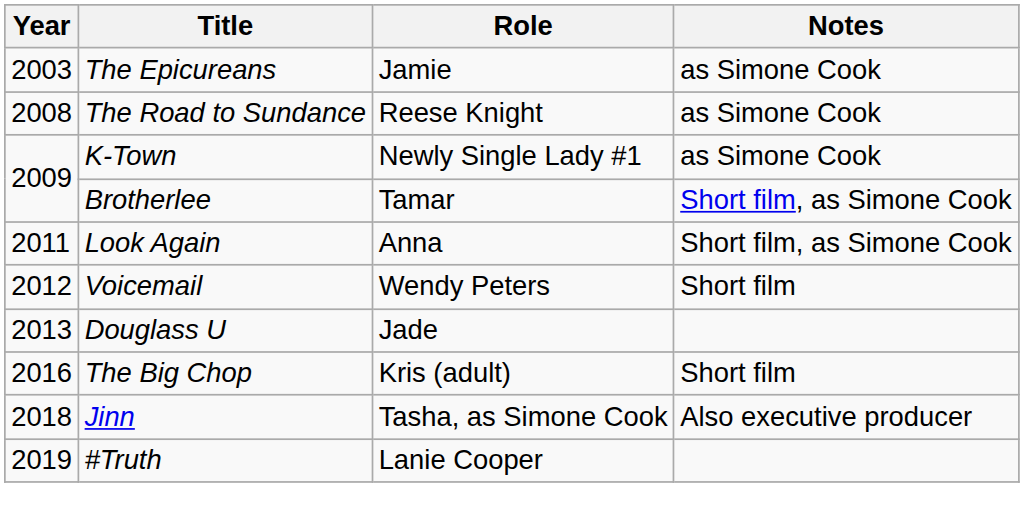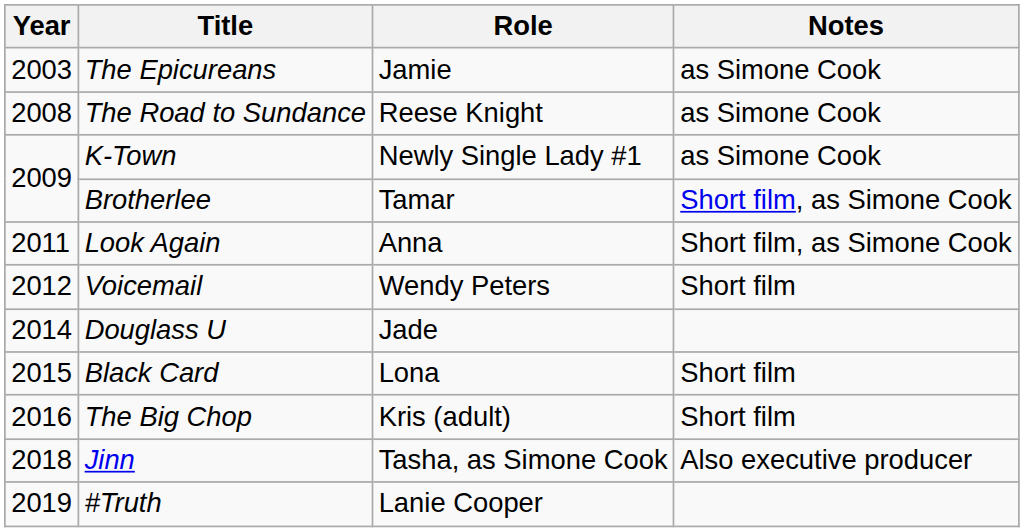(42, 329) 2013 -> (42, 329) 2014
+ row: (152, 373)
